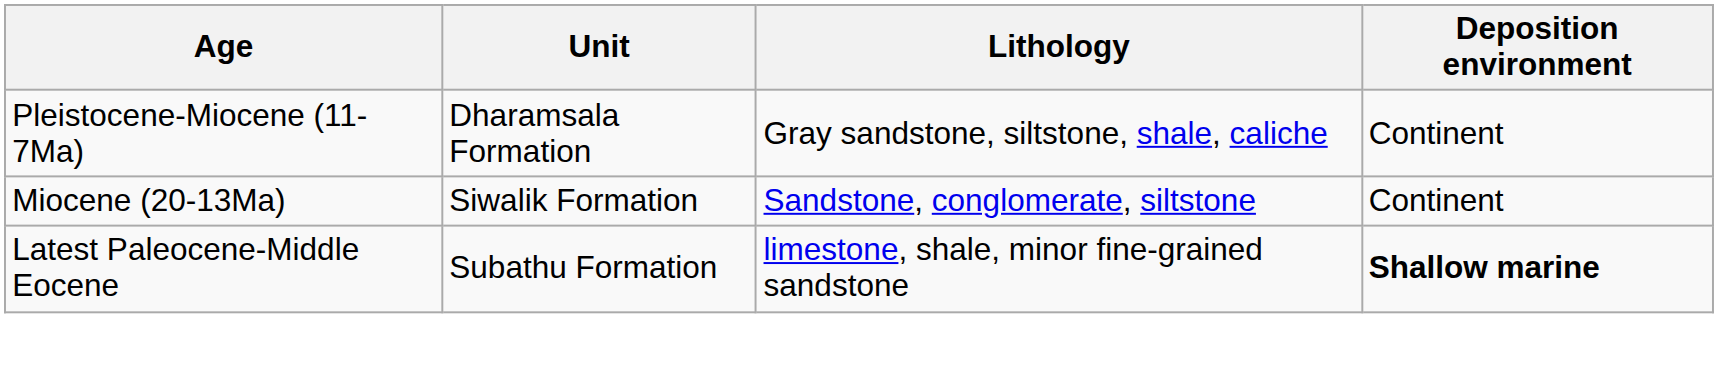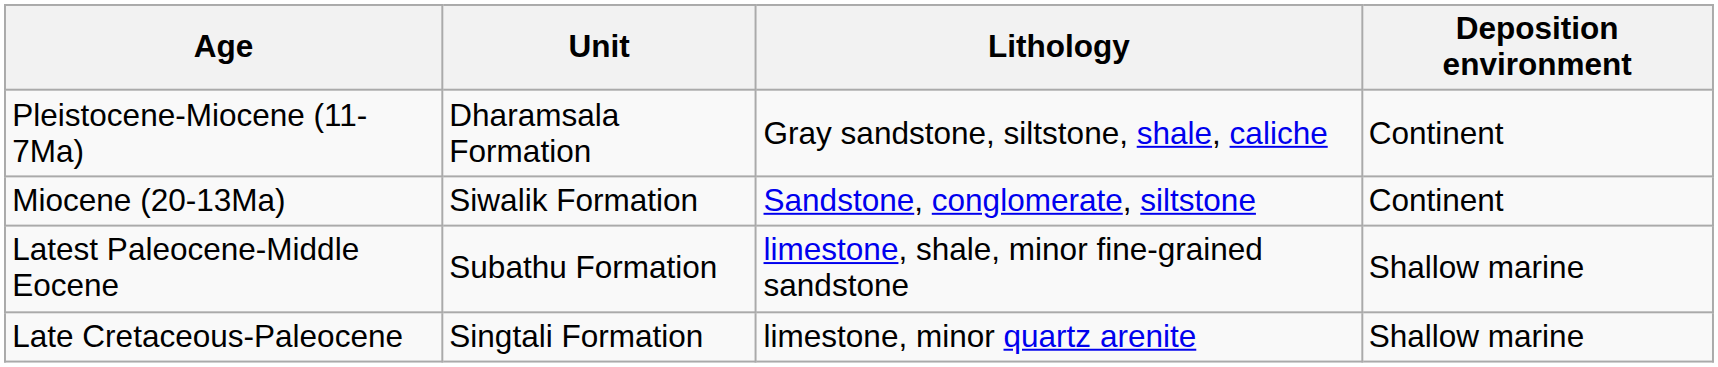(1484, 268) bold -> (1476, 268) normal
+ row: (208, 335)
